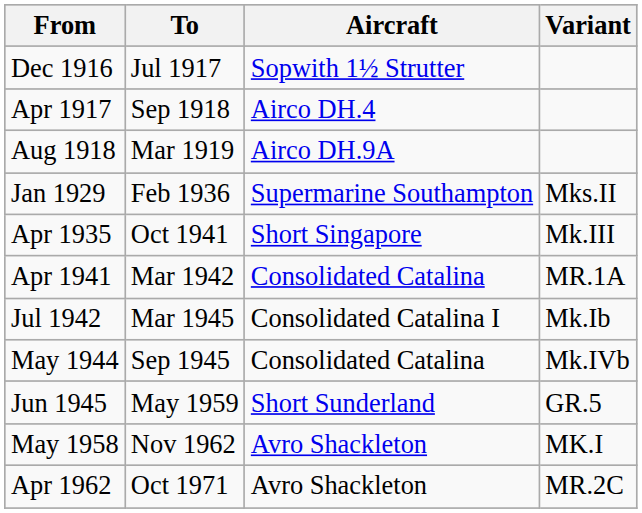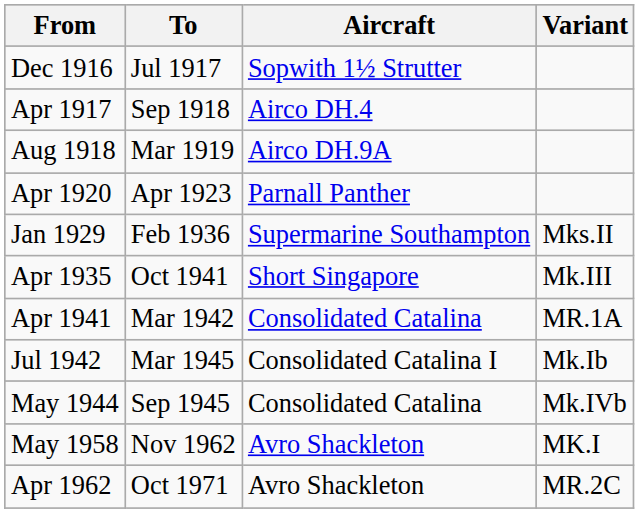+ row: (61, 192)
- row: (59, 402)
